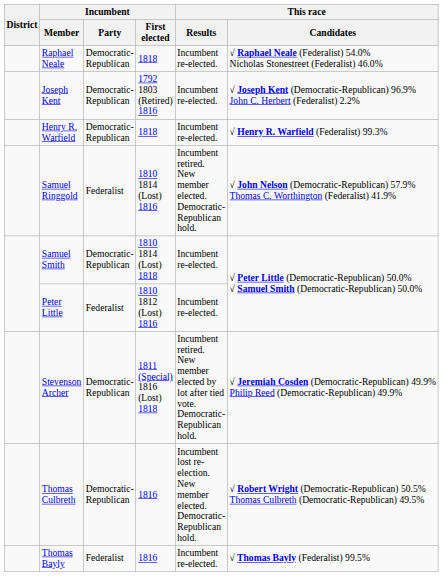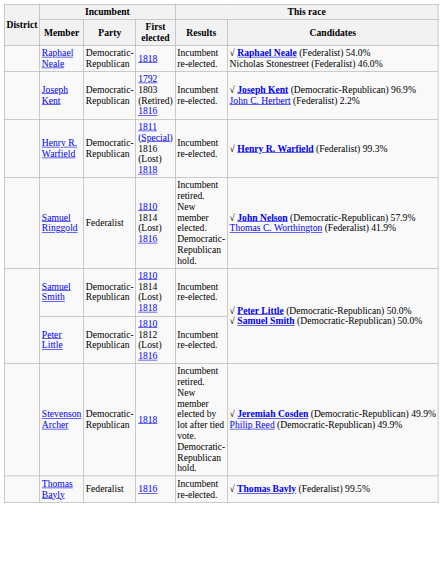(148, 132) 1818 -> (155, 148) 1811 (Special) 1816 (Lost) 1818
(105, 307) Federalist -> (110, 340) Democratic-Republican
(155, 387) 1811 (Special) 1816 (Lost) 1818 -> (148, 420) 1818
- row: (59, 494)
